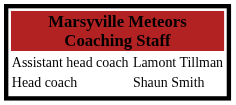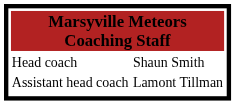rows swapped: (44, 82) <-> (70, 62)
